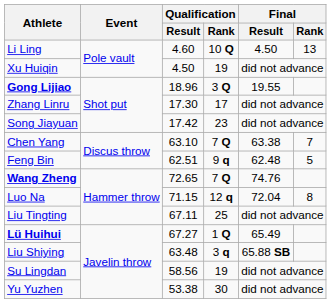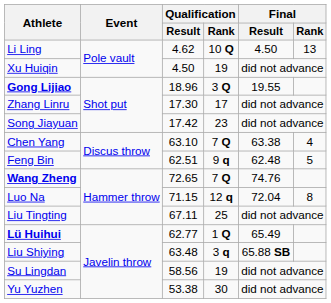(183, 50) 4.60 -> (183, 50) 4.62
(310, 142) 7 -> (310, 142) 4
(183, 234) 67.27 -> (183, 234) 62.77
